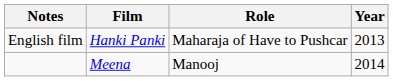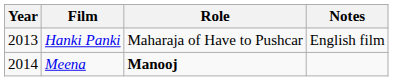columns swapped: (370, 16) <-> (45, 16)
(196, 64) normal -> (153, 64) bold
